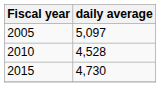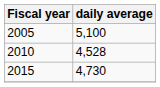(91, 33) 5,097 -> (91, 33) 5,100
